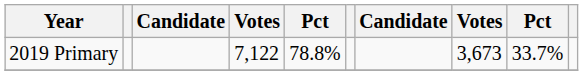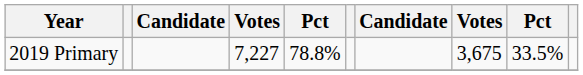(257, 53) 7,122 -> (257, 53) 7,227
(479, 53) 3,673 -> (479, 53) 3,675
(538, 53) 33.7% -> (538, 53) 33.5%
